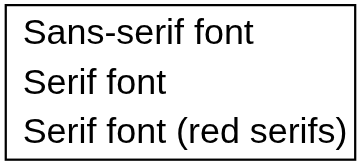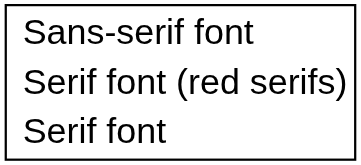rows swapped: (94, 81) <-> (185, 131)
